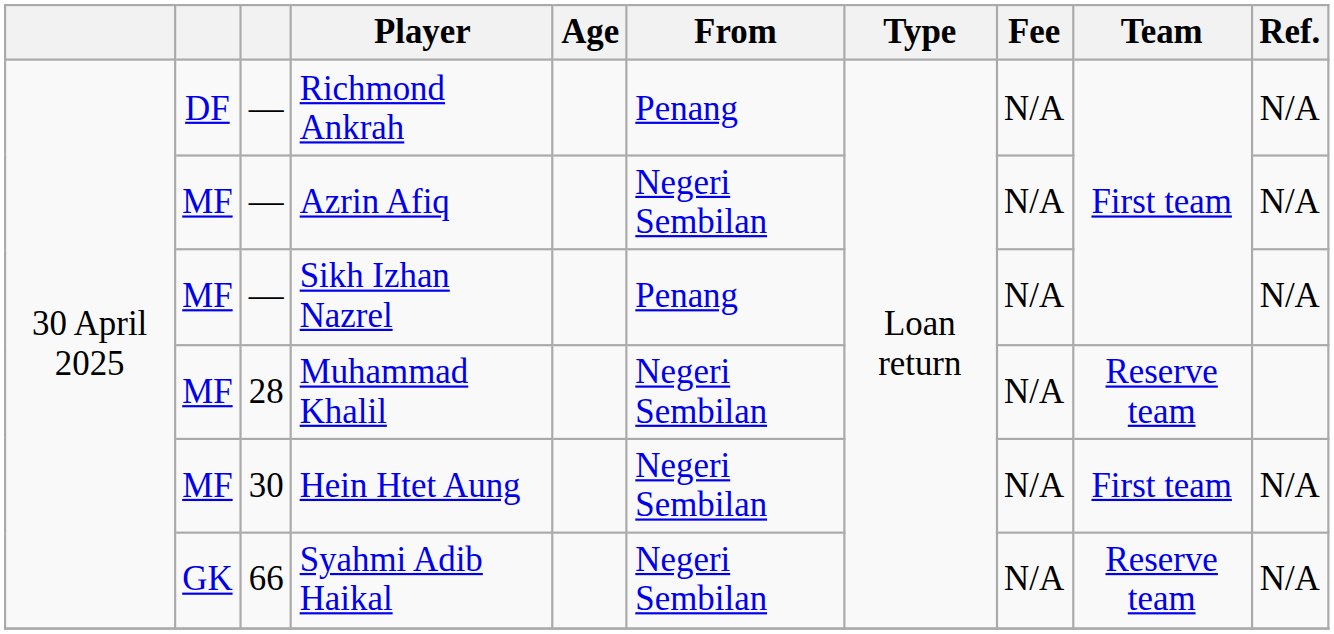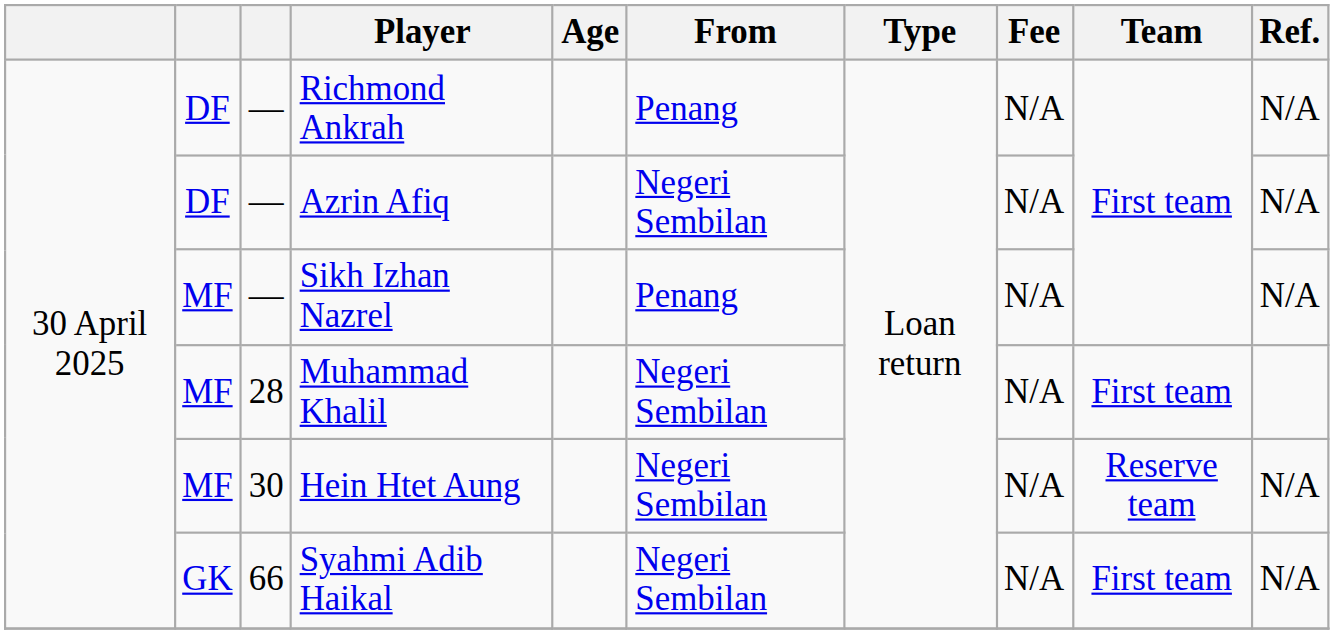(207, 201) MF -> (207, 201) DF
(1162, 390) Reserve team -> (1162, 390) First team
(1162, 485) First team -> (1162, 485) Reserve team
(1162, 579) Reserve team -> (1162, 579) First team
